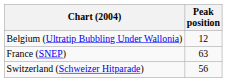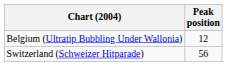- row: (36, 54)
